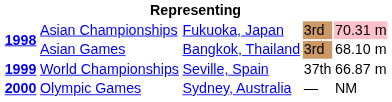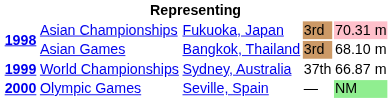(226, 69) Seville, Spain -> (237, 69) Sydney, Australia
(237, 89) Sydney, Australia -> (226, 89) Seville, Spain
(346, 89) no background -> (346, 89) lightgreen background
